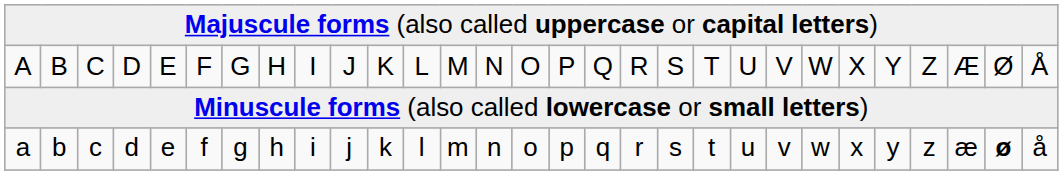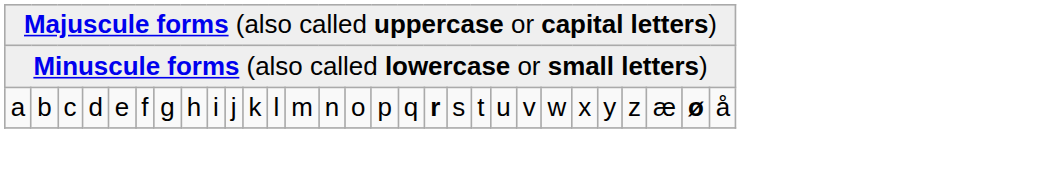- row: (23, 66)
(639, 148) normal -> (435, 107) bold
